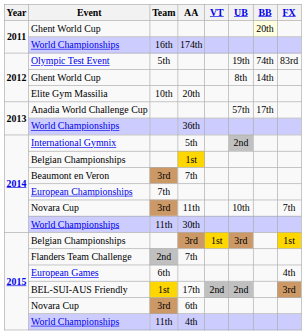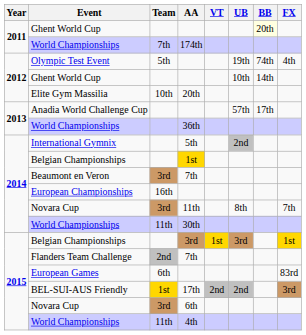(164, 45) 16th -> (164, 45) 7th
(289, 61) 83rd -> (289, 61) 4th
(241, 77) 8th -> (241, 77) 10th
(164, 192) 7th -> (164, 192) 16th
(241, 208) 10th -> (241, 208) 8th
(289, 273) 4th -> (289, 273) 83rd
